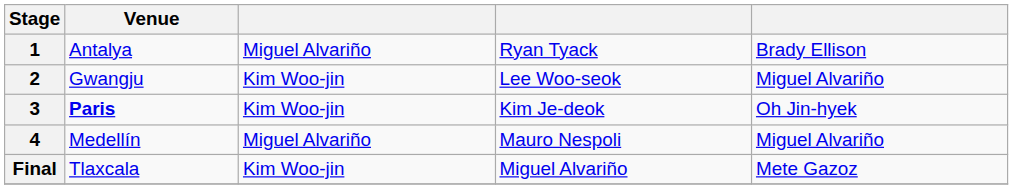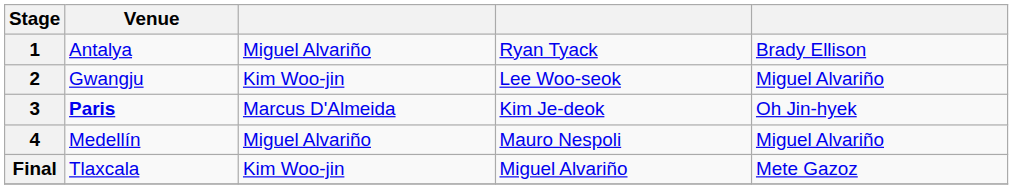(294, 109) Kim Woo-jin -> (319, 109) Marcus D'Almeida
